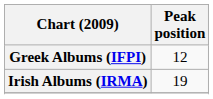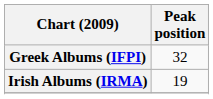(180, 57) 12 -> (180, 57) 32
